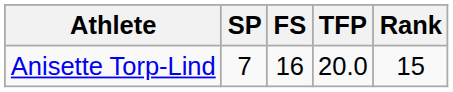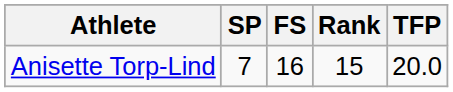columns swapped: (343, 25) <-> (411, 25)
